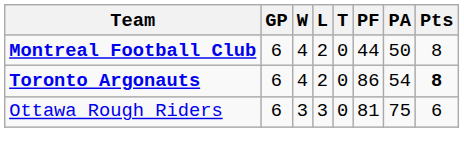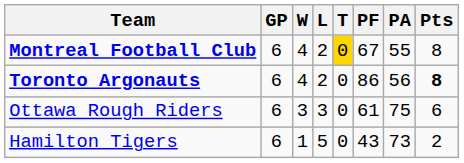(343, 50) no background -> (343, 50) gold background
(368, 50) 44 -> (368, 50) 67
(400, 50) 50 -> (400, 50) 55
(400, 81) 54 -> (400, 81) 56
(368, 112) 81 -> (368, 112) 61
+ row: (93, 142)
